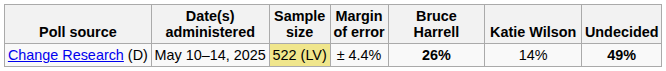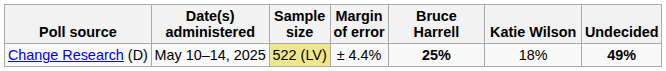(436, 55) 26% -> (436, 55) 25%
(533, 55) 14% -> (533, 55) 18%
